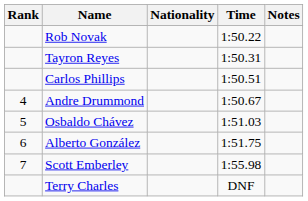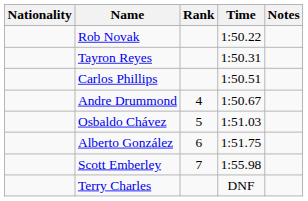columns swapped: (23, 15) <-> (182, 15)
